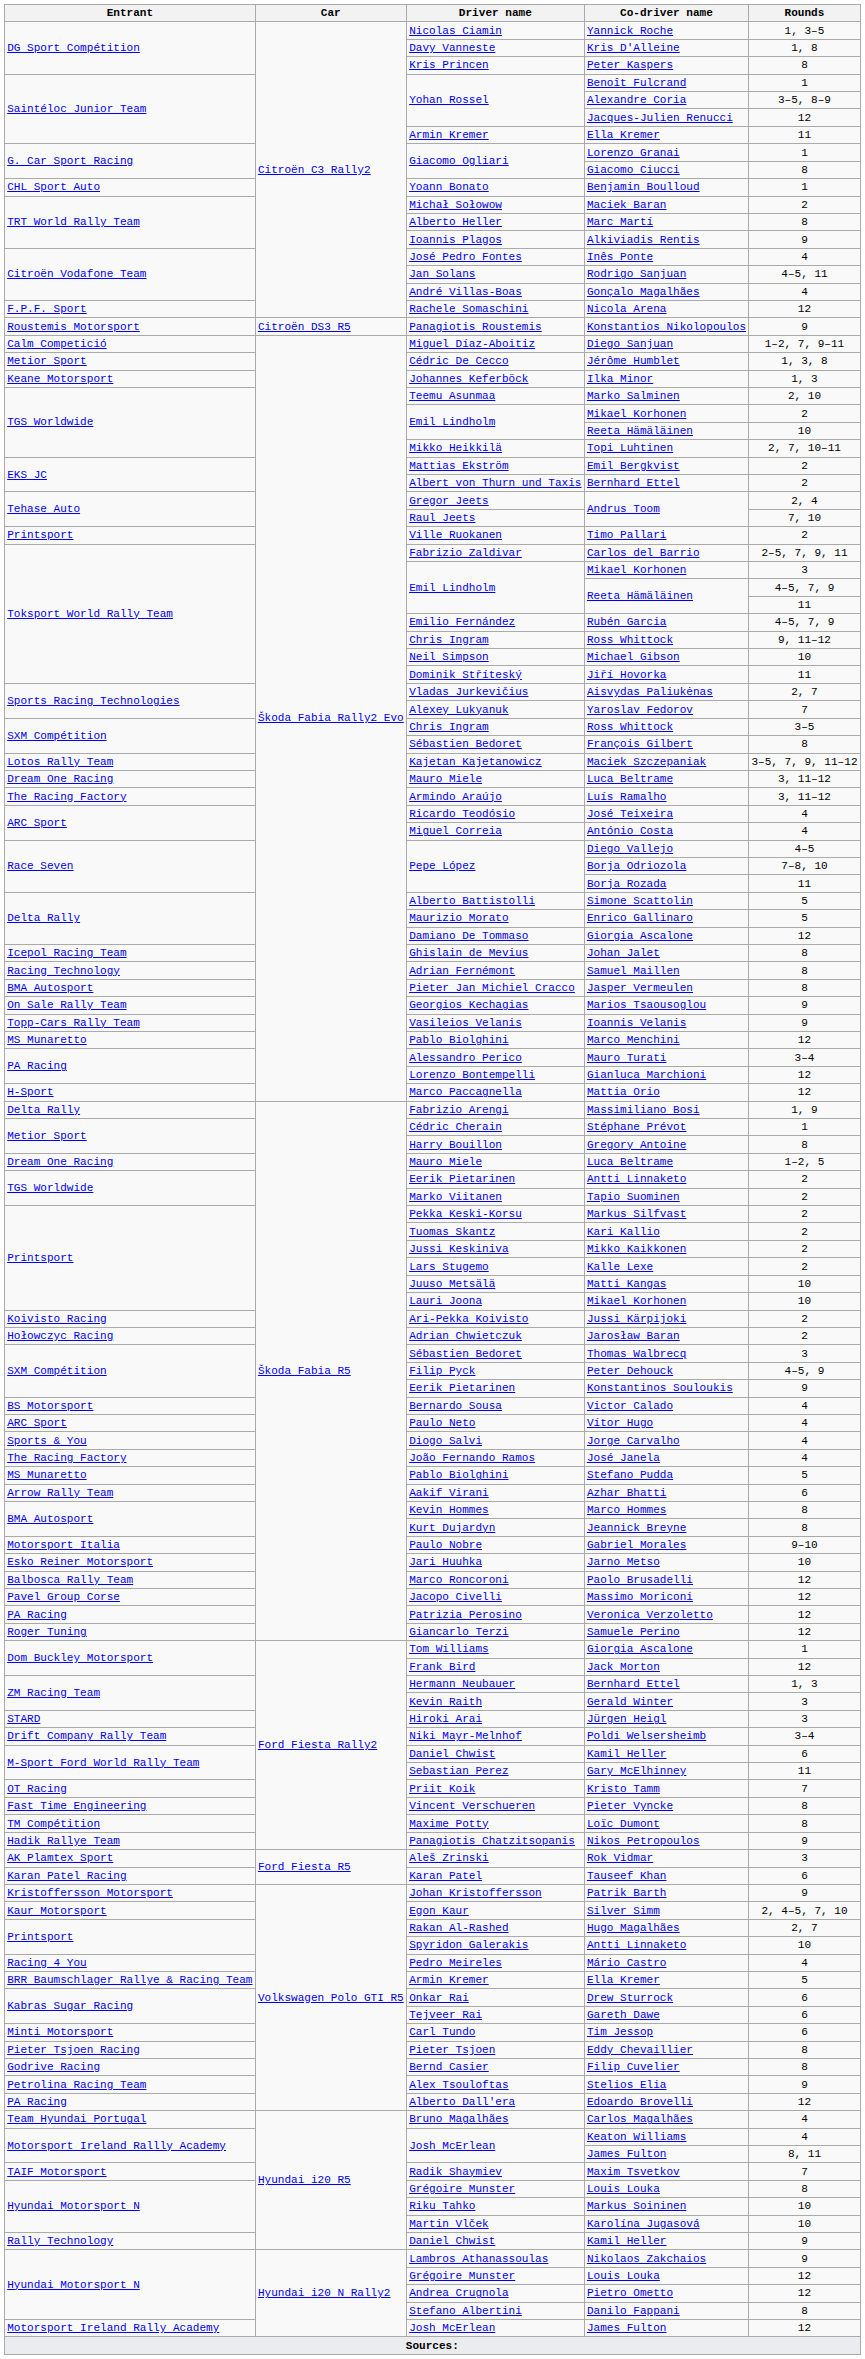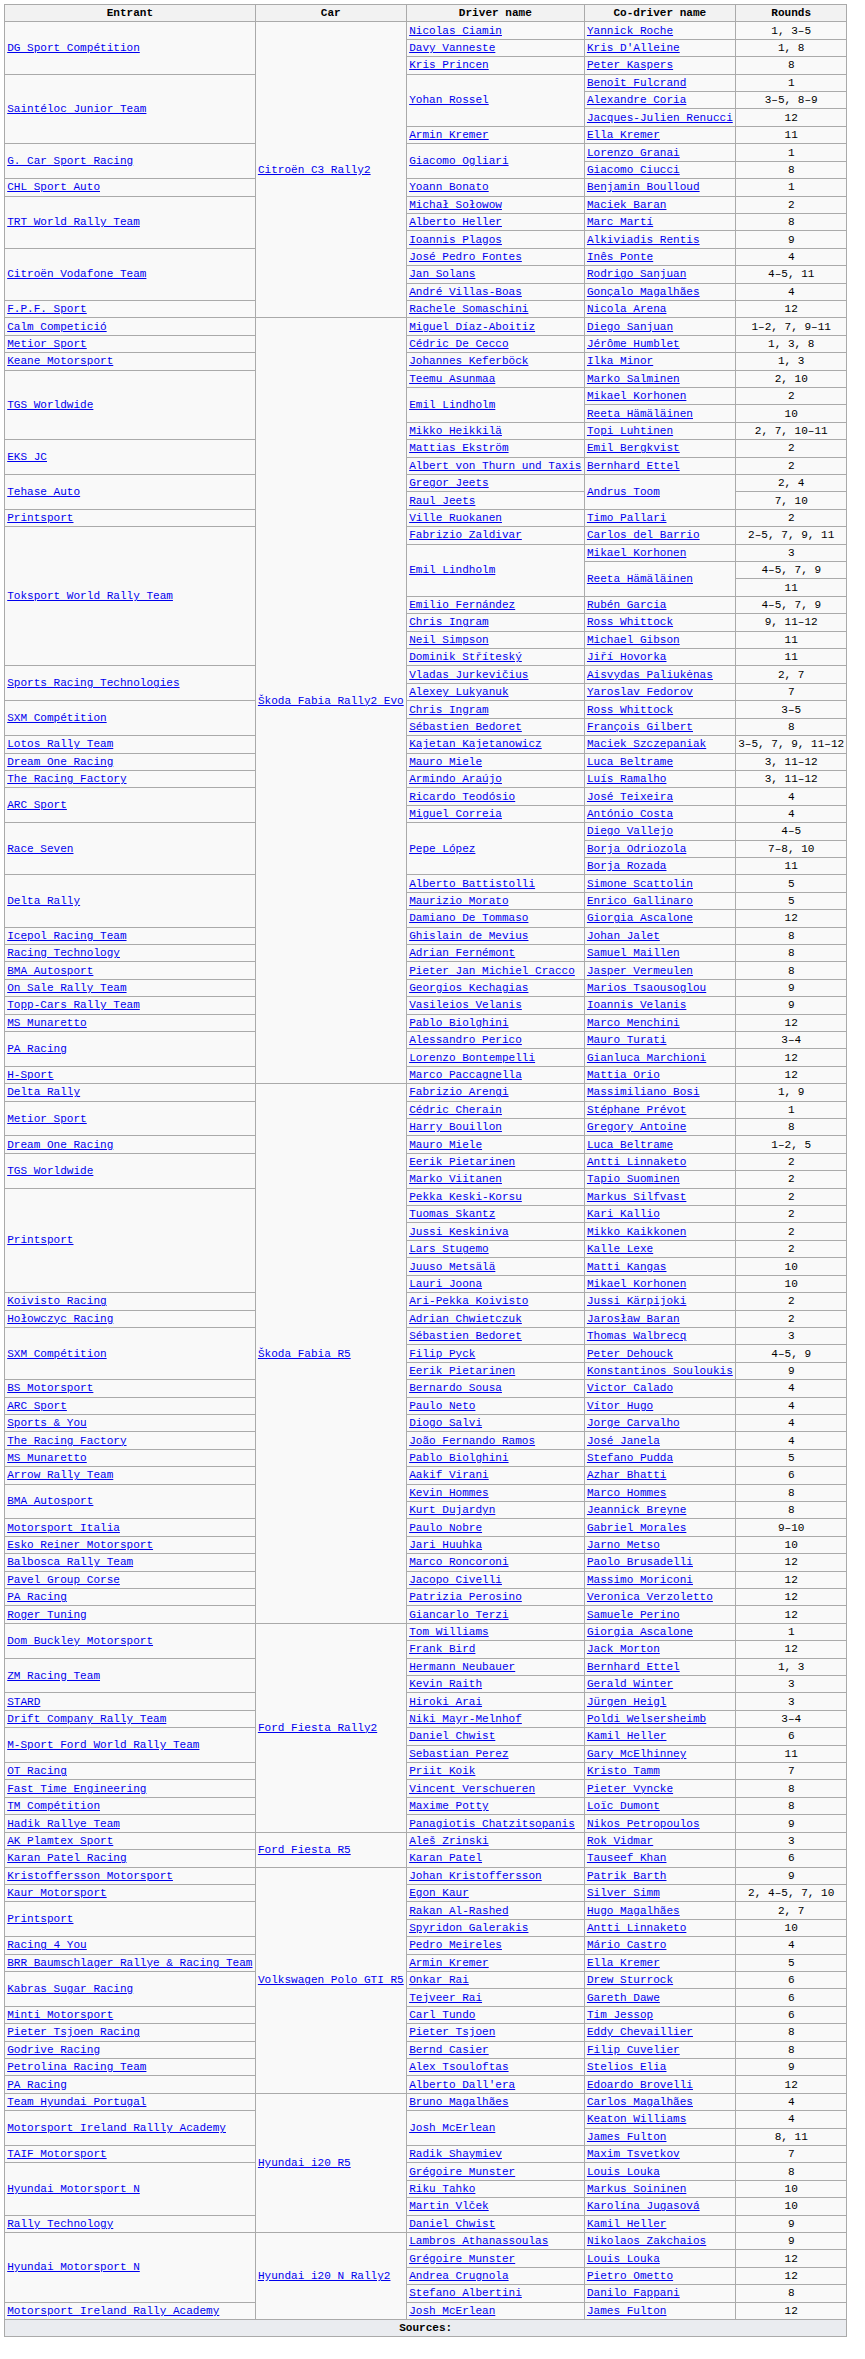- row: (74, 327)
(804, 657) 10 -> (791, 640) 11
